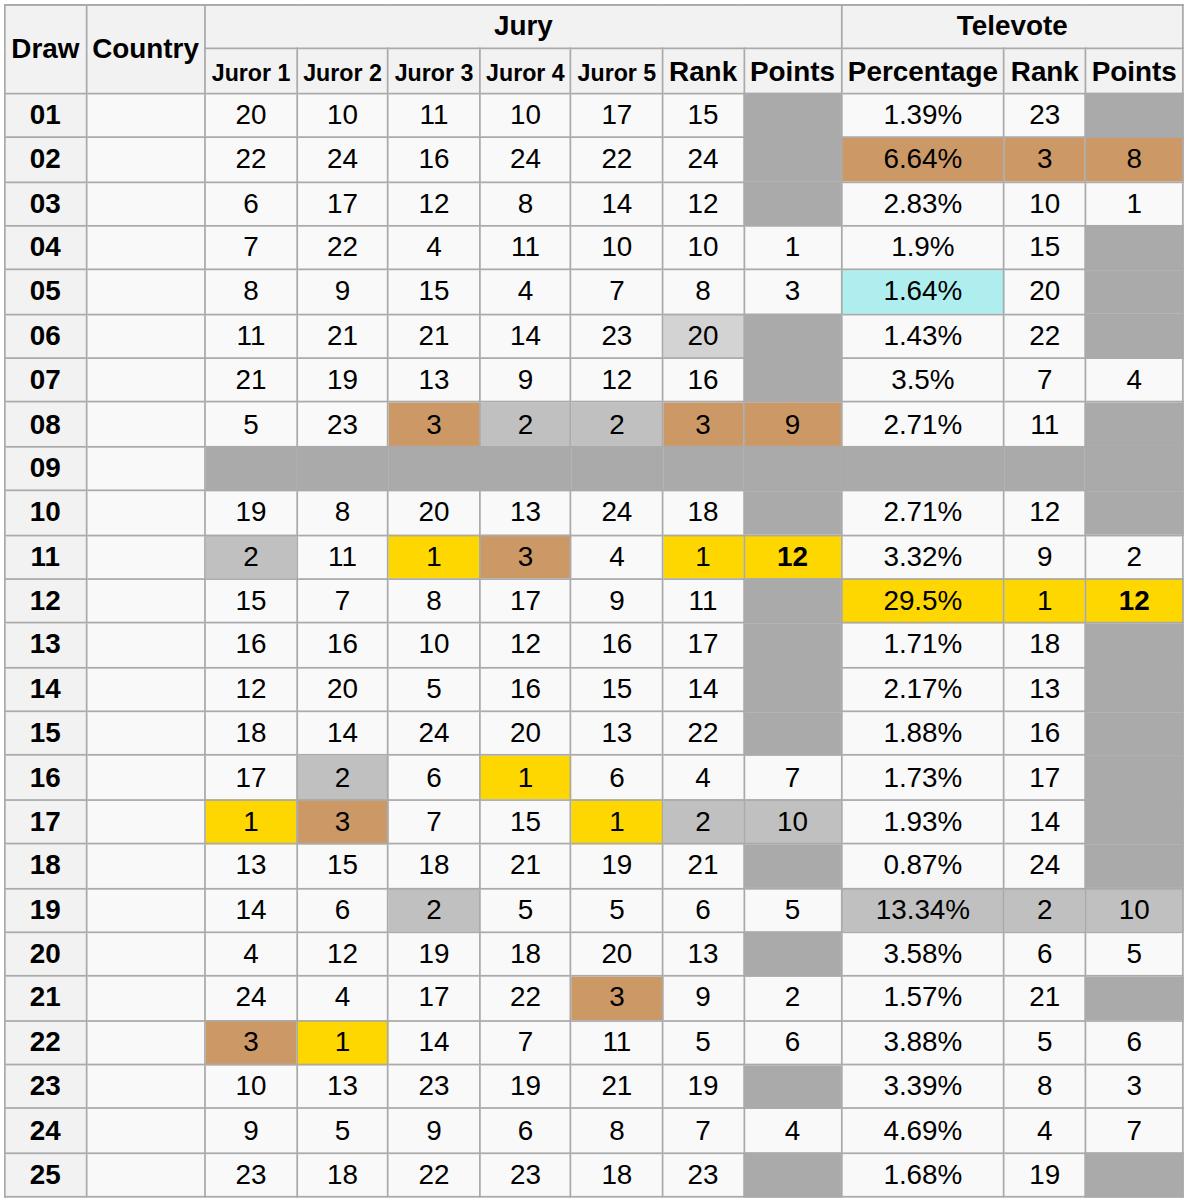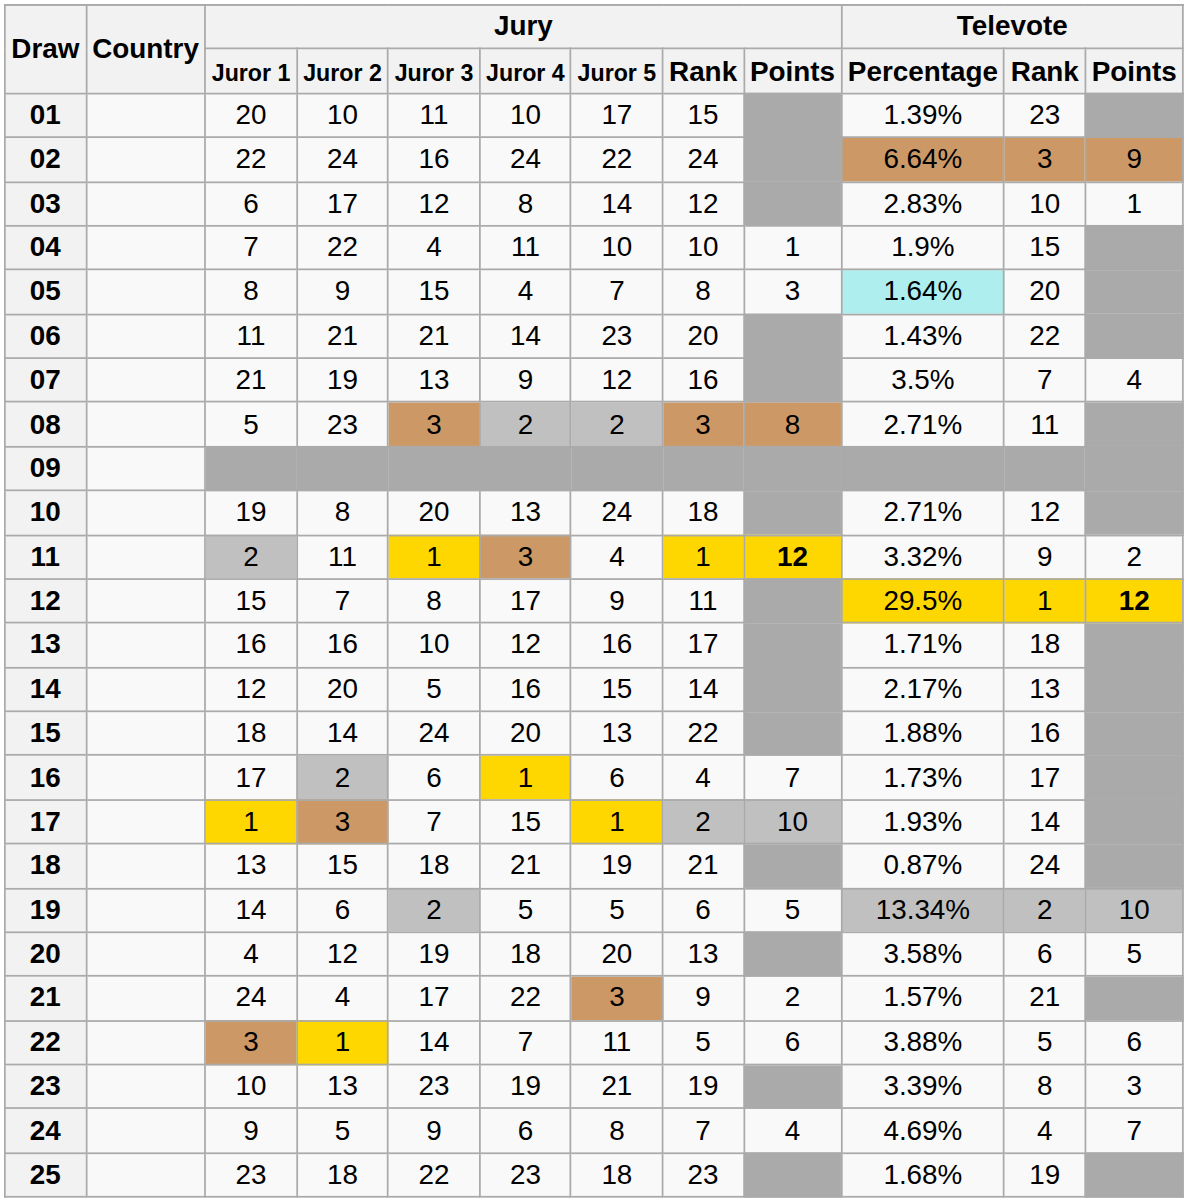(1134, 159) 8 -> (1134, 159) 9
(703, 335) lightgrey background -> (703, 335) no background
(792, 423) 9 -> (792, 423) 8
